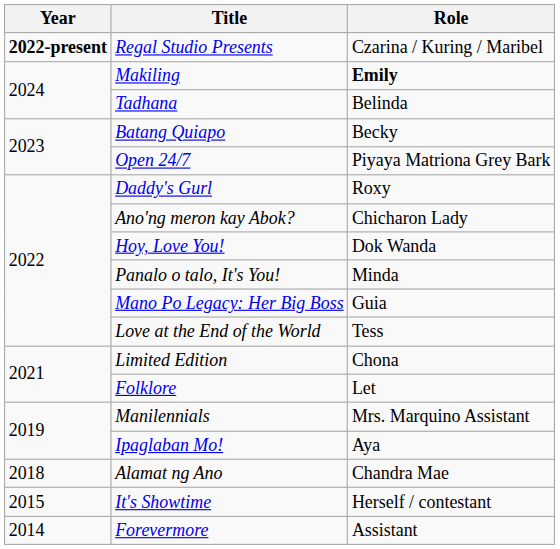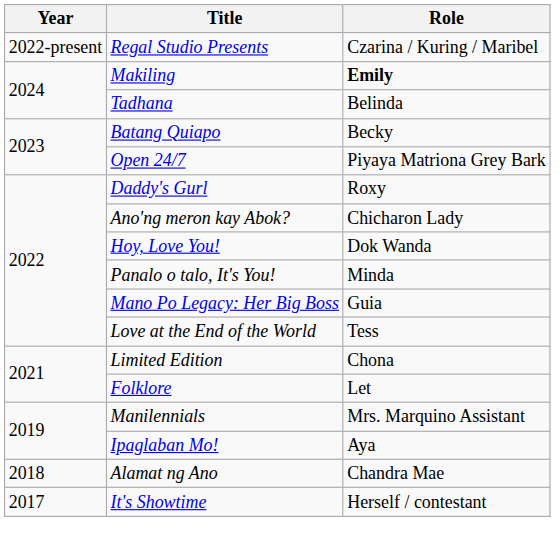(58, 47) bold -> (55, 47) normal
(27, 501) 2015 -> (27, 501) 2017
- row: (162, 530)
